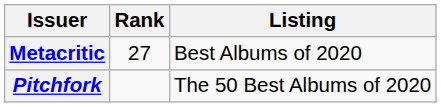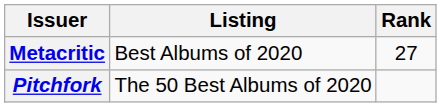columns swapped: (303, 20) <-> (139, 20)
